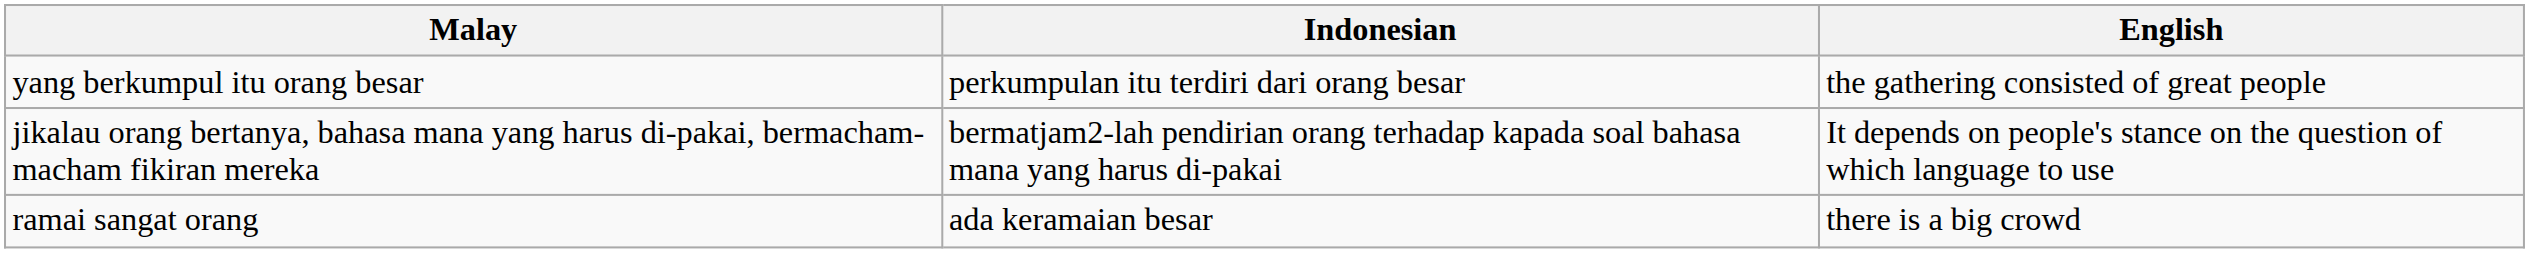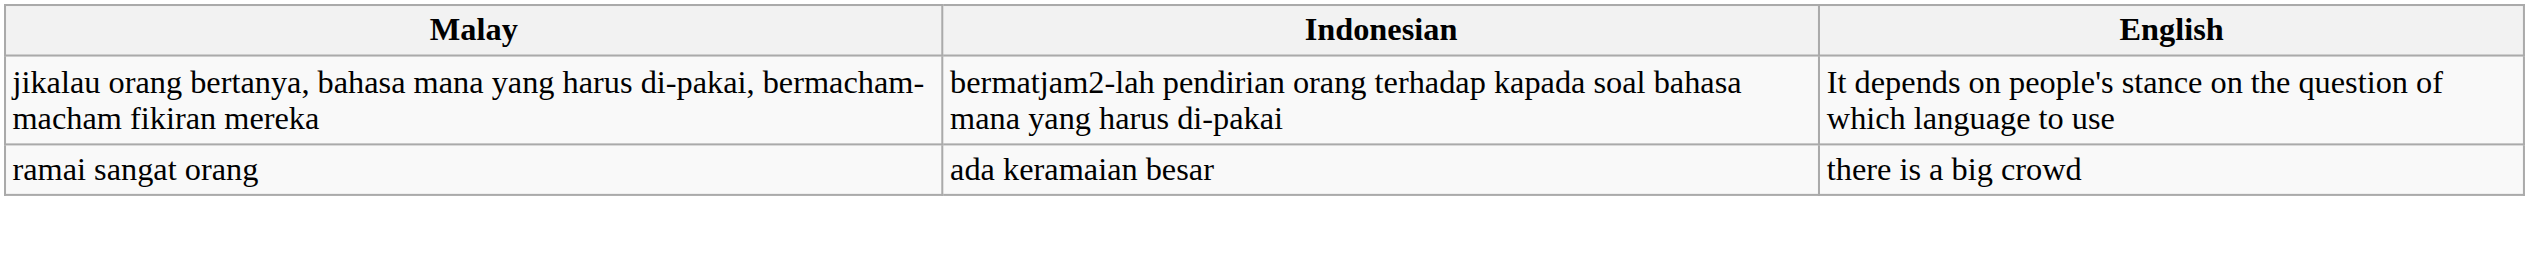- row: (218, 81)
